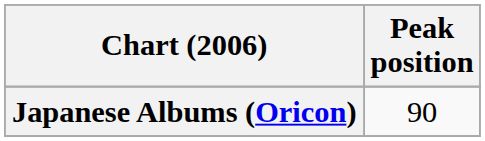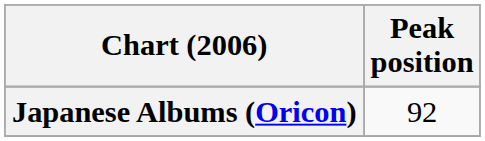(422, 111) 90 -> (422, 111) 92
